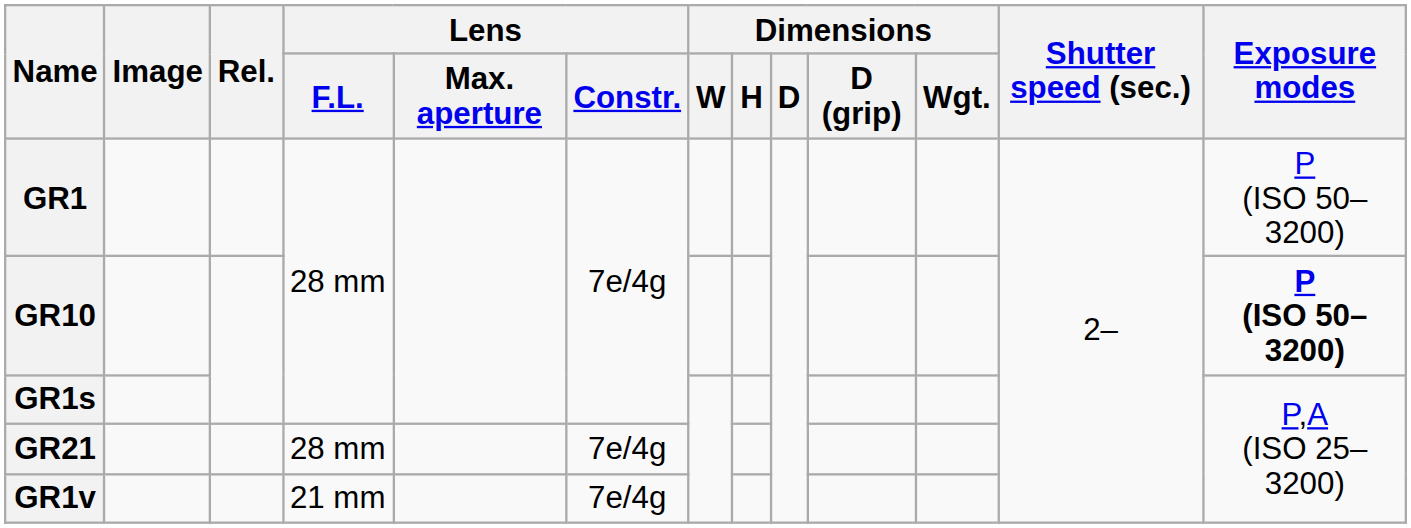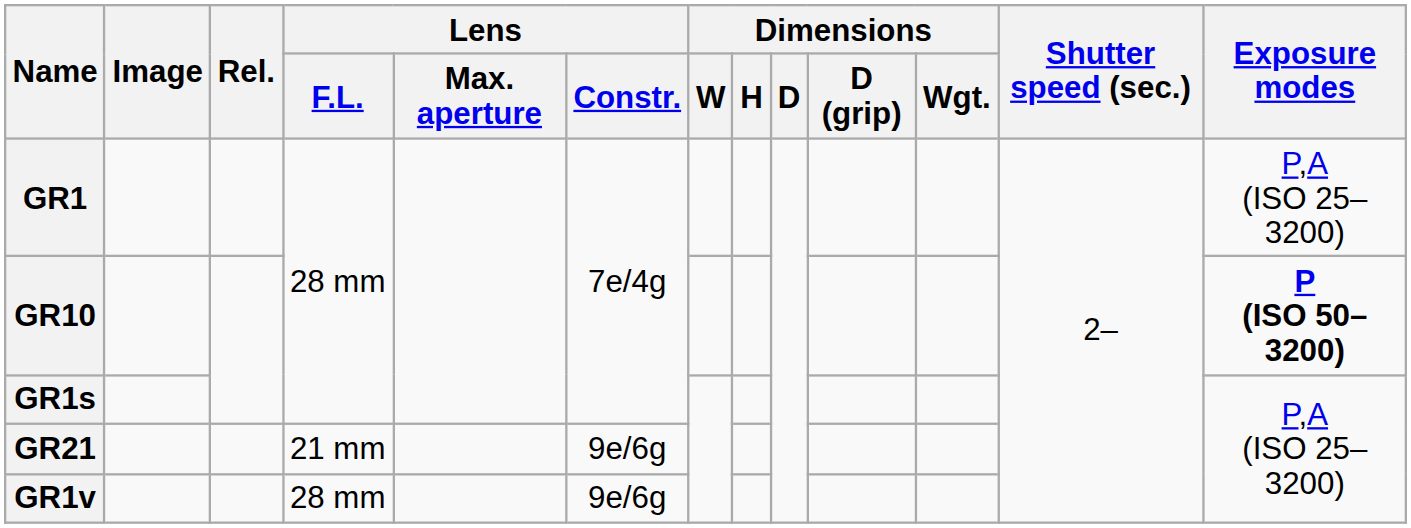(1305, 197) P (ISO 50–3200) -> (1305, 197) P,A (ISO 25–3200)
(338, 448) 28 mm -> (338, 448) 21 mm
(627, 448) 7e/4g -> (627, 448) 9e/6g
(338, 498) 21 mm -> (338, 498) 28 mm
(627, 498) 7e/4g -> (627, 498) 9e/6g
